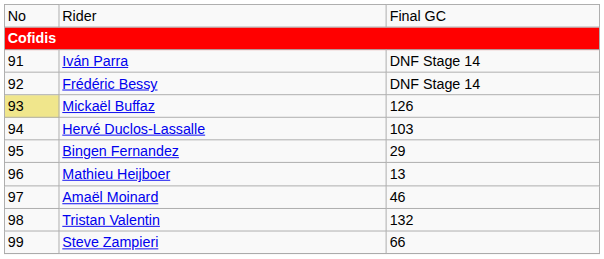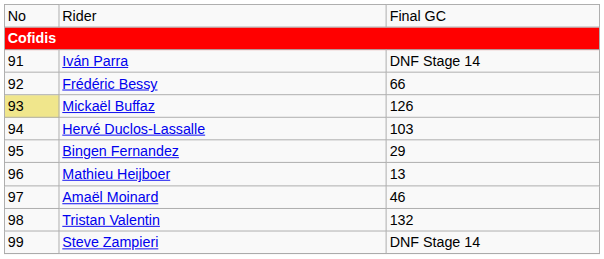(435, 84) DNF Stage 14 -> (398, 84) 66
(398, 242) 66 -> (435, 242) DNF Stage 14
